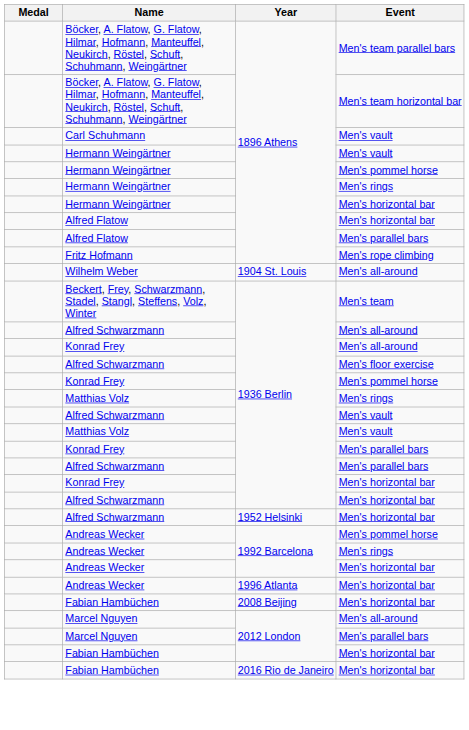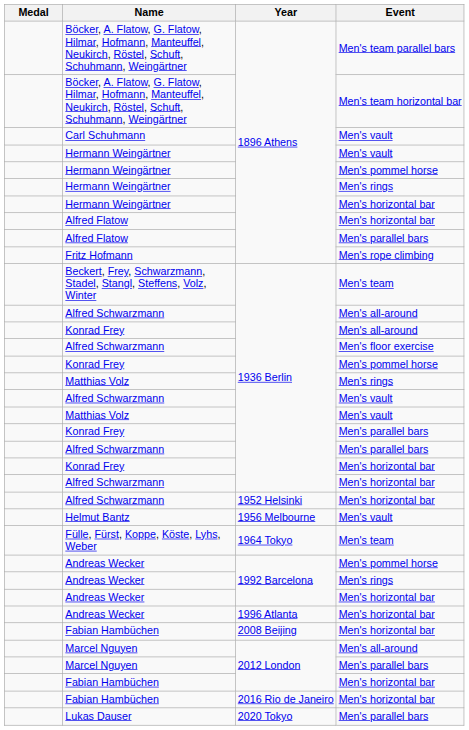- row: (102, 272)
+ row: (98, 517)
+ row: (143, 540)
+ row: (98, 716)
